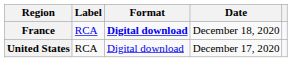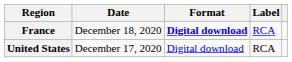columns swapped: (236, 13) <-> (88, 13)
